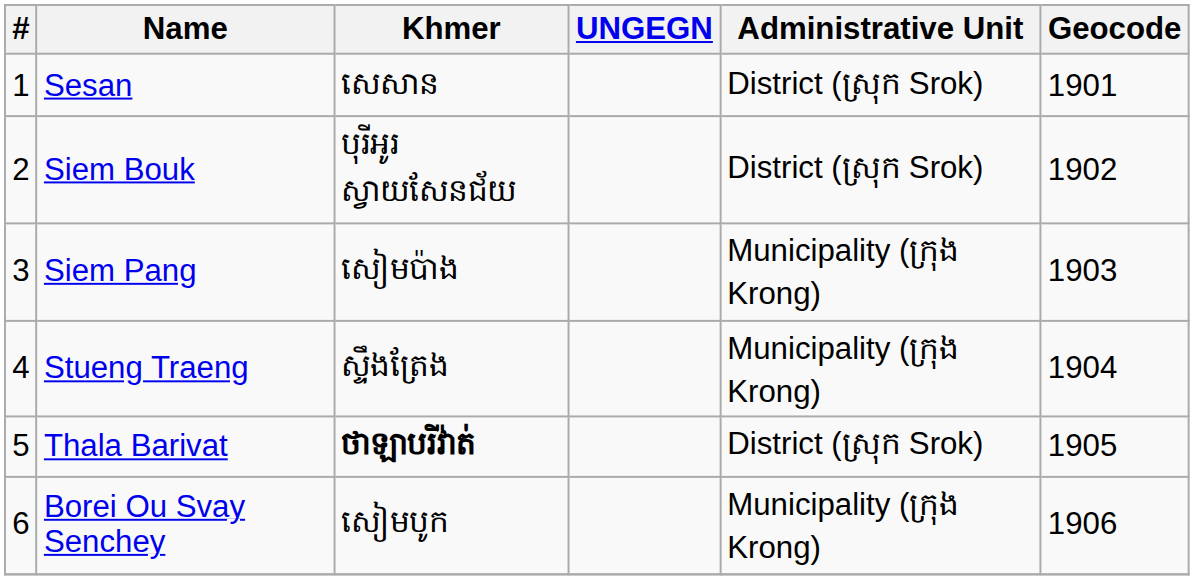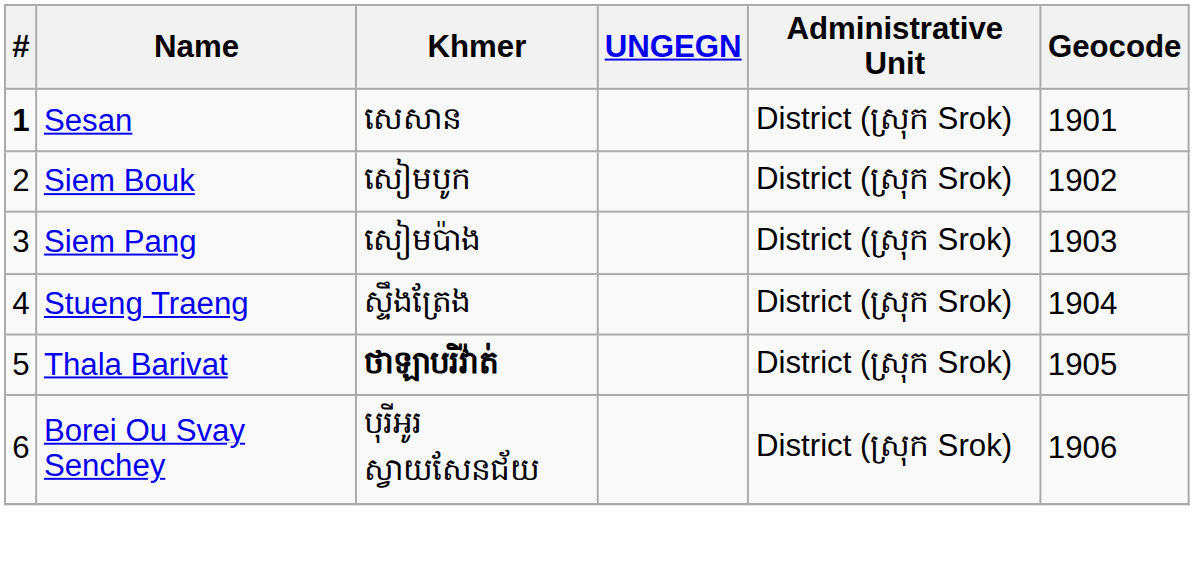(21, 84) normal -> (21, 119) bold
(429, 167) បុរីអូរស្វាយសែនជ័យ -> (417, 178) សៀមបូក
(843, 273) Municipality (ក្រុង Krong) -> (884, 240) District (ស្រុក Srok)
(843, 369) Municipality (ក្រុង Krong) -> (884, 301) District (ស្រុក Srok)
(395, 523) សៀមបូក -> (451, 447) បុរីអូរស្វាយសែនជ័យ
(843, 526) Municipality (ក្រុង Krong) -> (884, 447) District (ស្រុក Srok)
